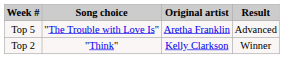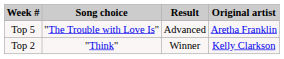columns swapped: (197, 12) <-> (256, 12)
